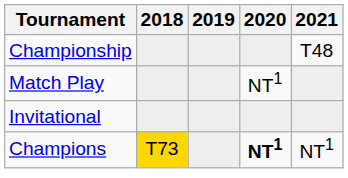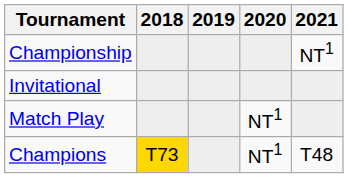(317, 50) T48 -> (317, 52) NT1
rows swapped: (57, 83) <-> (55, 116)
(265, 149) bold -> (265, 154) normal
(317, 149) NT1 -> (317, 154) T48
